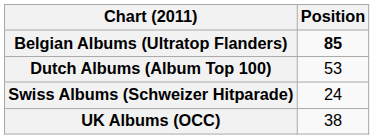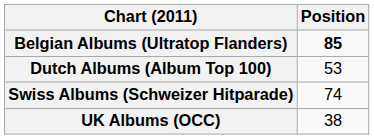(333, 95) 24 -> (333, 95) 74
